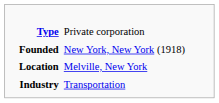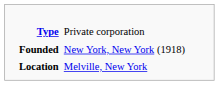- row: (39, 84)
